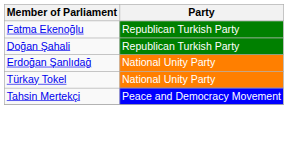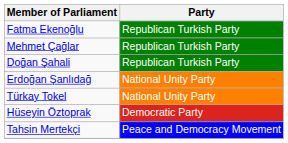+ row: (43, 46)
+ row: (49, 113)
